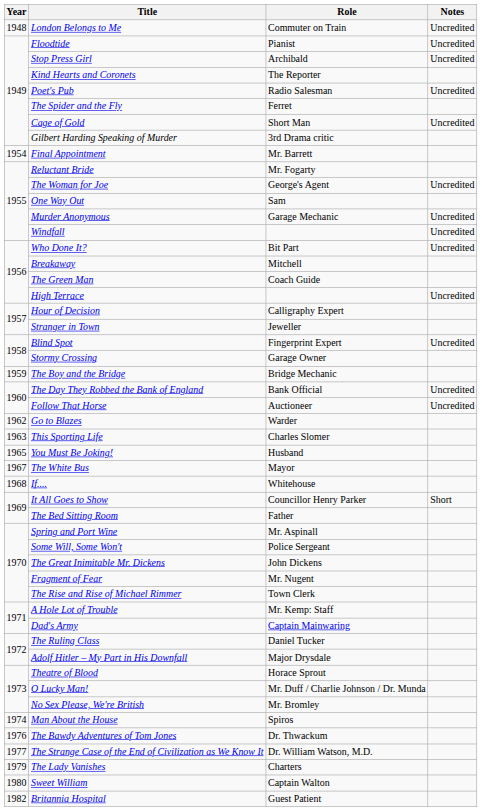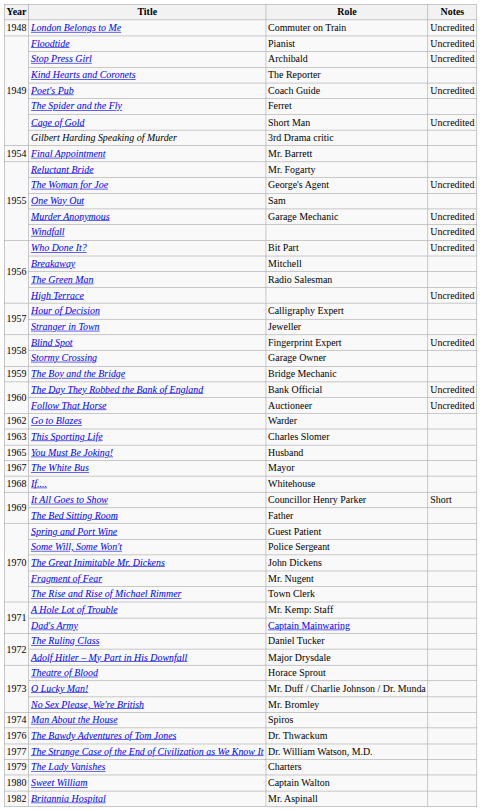(300, 91) Radio Salesman -> (294, 91) Coach Guide
(294, 279) Coach Guide -> (300, 279) Radio Salesman
(293, 531) Mr. Aspinall -> (295, 531) Guest Patient
(295, 798) Guest Patient -> (293, 798) Mr. Aspinall
